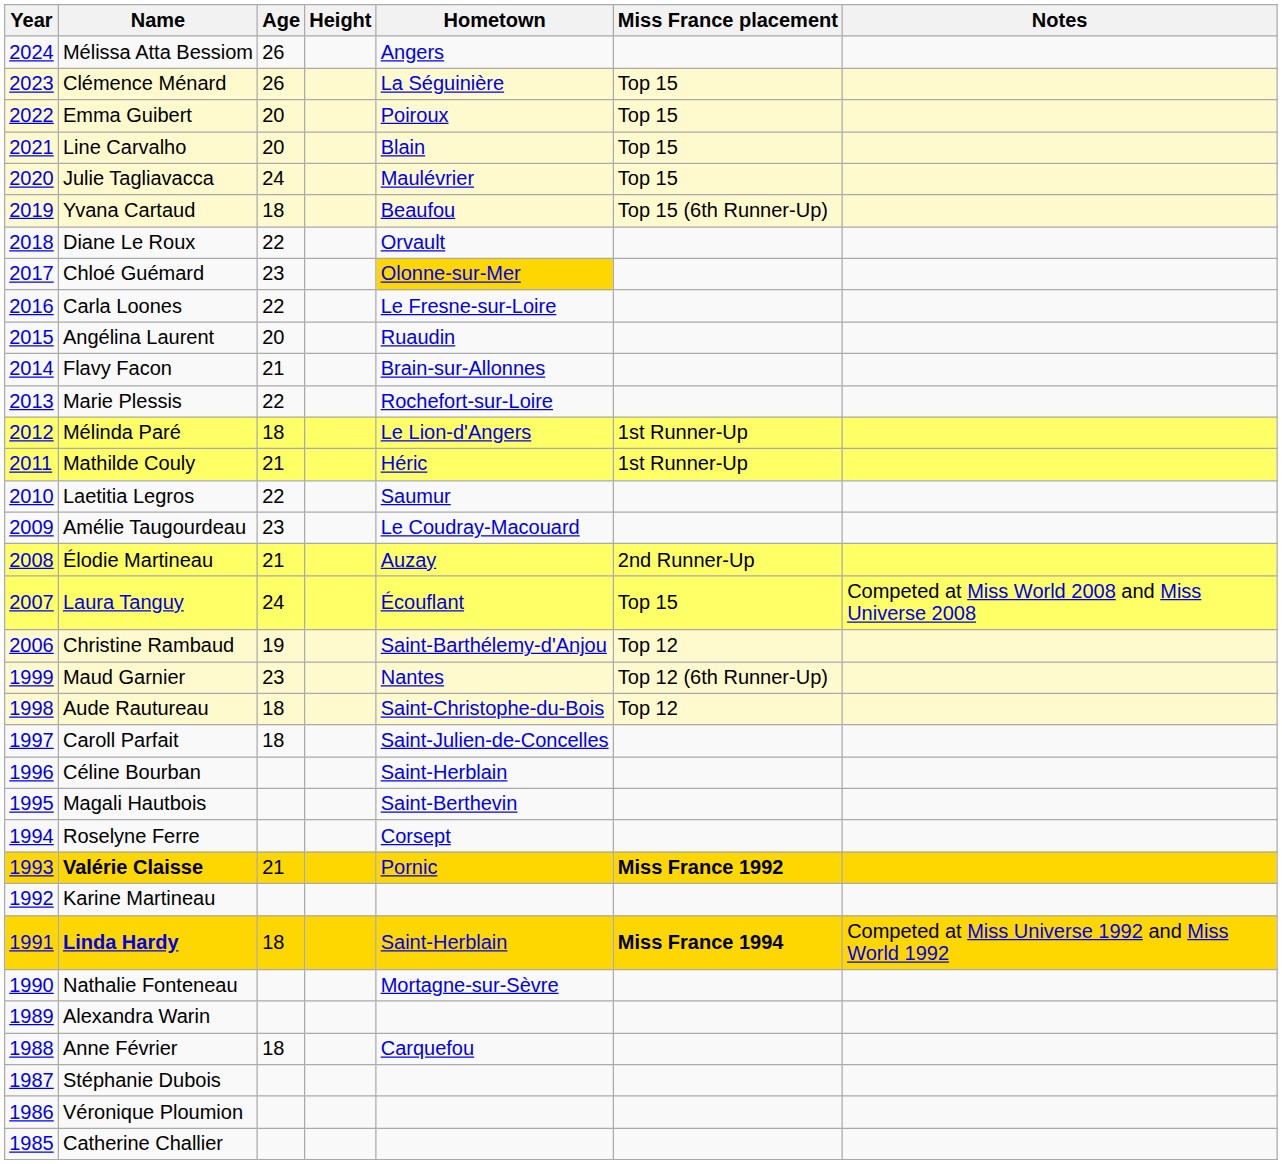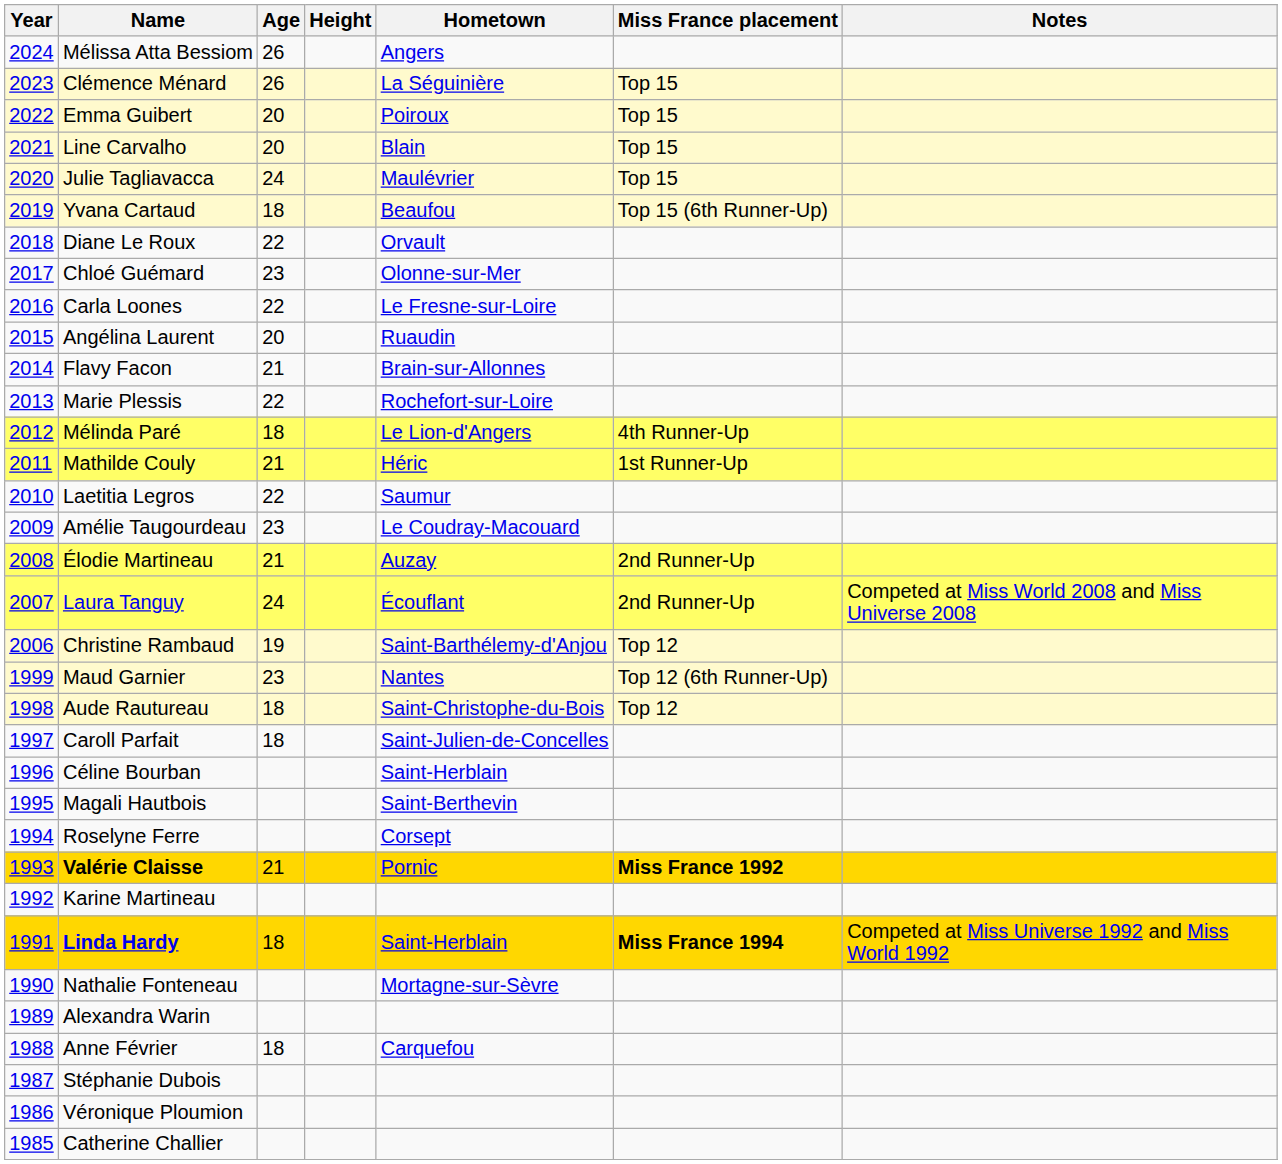(451, 274) gold background -> (451, 274) no background
(683, 432) 1st Runner-Up -> (683, 432) 4th Runner-Up
(648, 602) Top 15 -> (686, 602) 2nd Runner-Up
